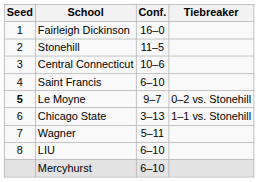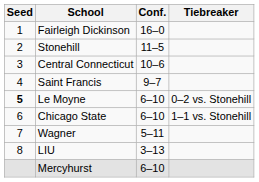(152, 82) 6–10 -> (152, 82) 9–7
(152, 99) 9–7 -> (152, 99) 6–10
(152, 116) 3–13 -> (152, 116) 6–10
(152, 151) 6–10 -> (152, 151) 3–13
